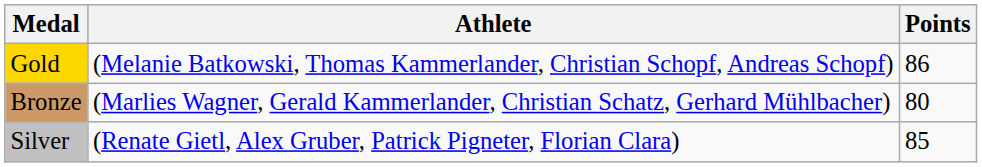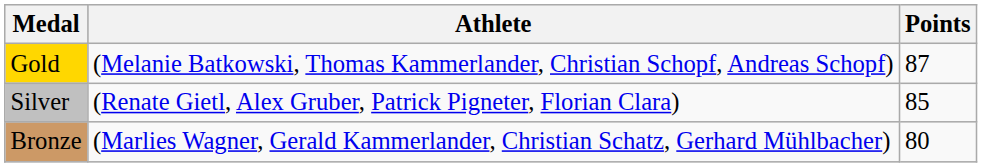(917, 63) 86 -> (917, 63) 87
rows swapped: (40, 141) <-> (46, 102)
